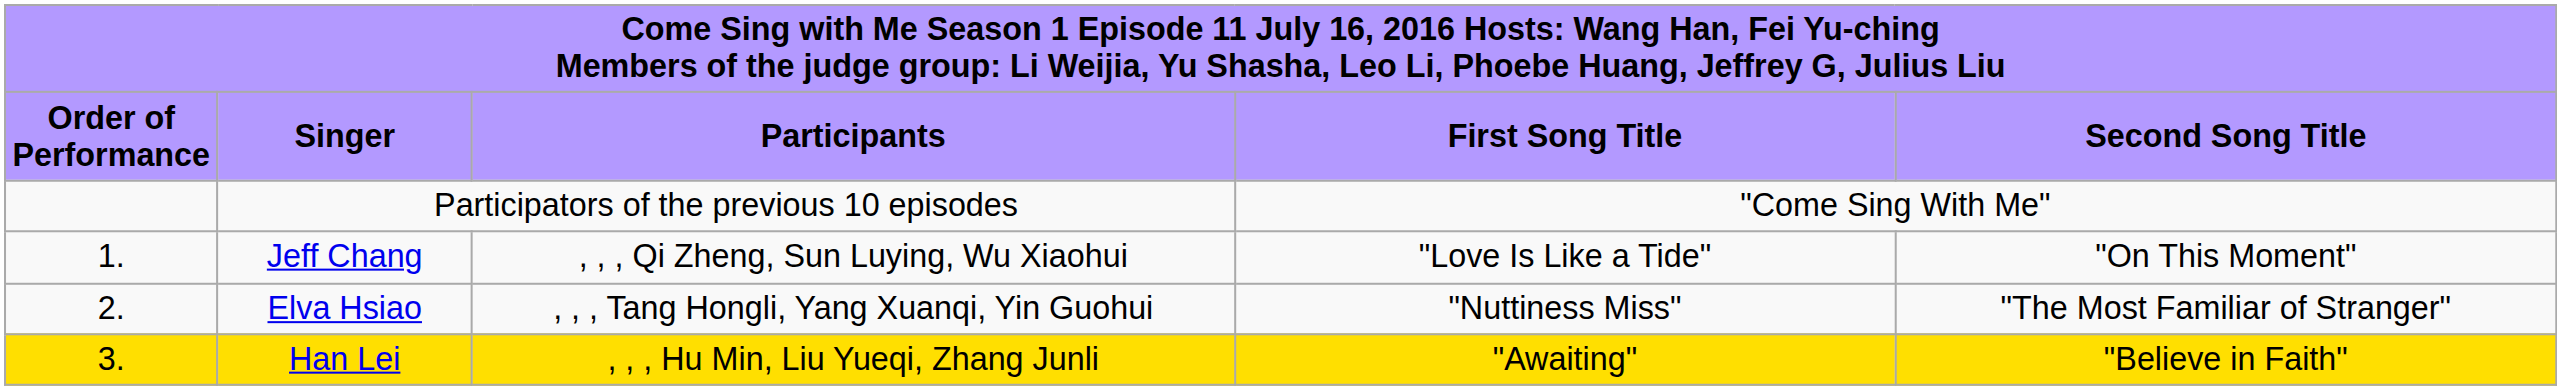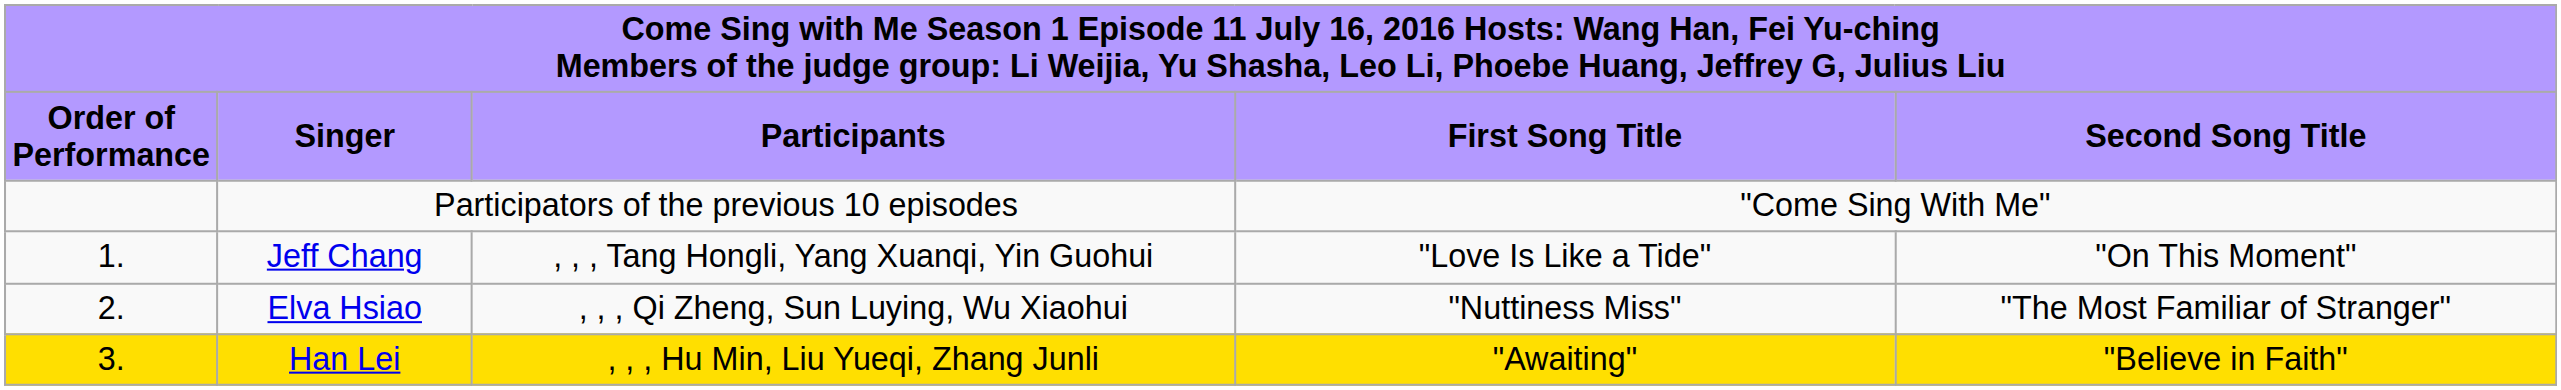(853, 256) , , , Qi Zheng, Sun Luying, Wu Xiaohui -> (853, 256) , , , Tang Hongli, Yang Xuanqi, Yin Guohui
(853, 307) , , , Tang Hongli, Yang Xuanqi, Yin Guohui -> (853, 307) , , , Qi Zheng, Sun Luying, Wu Xiaohui
